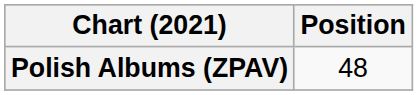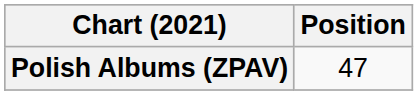(353, 68) 48 -> (353, 68) 47
